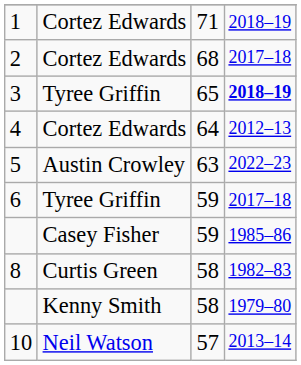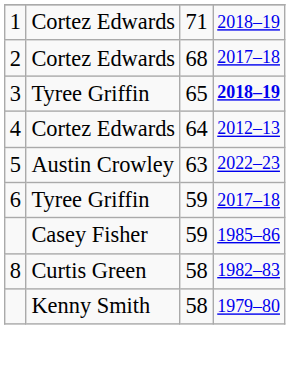- row: (21, 341)
